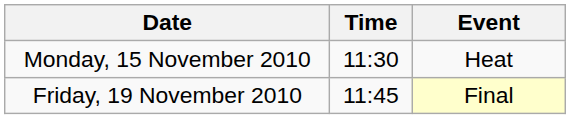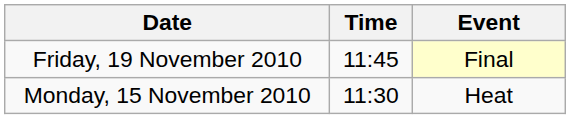rows swapped: (167, 58) <-> (167, 95)
